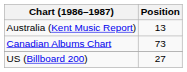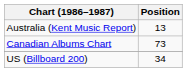(160, 59) 27 -> (160, 59) 34
